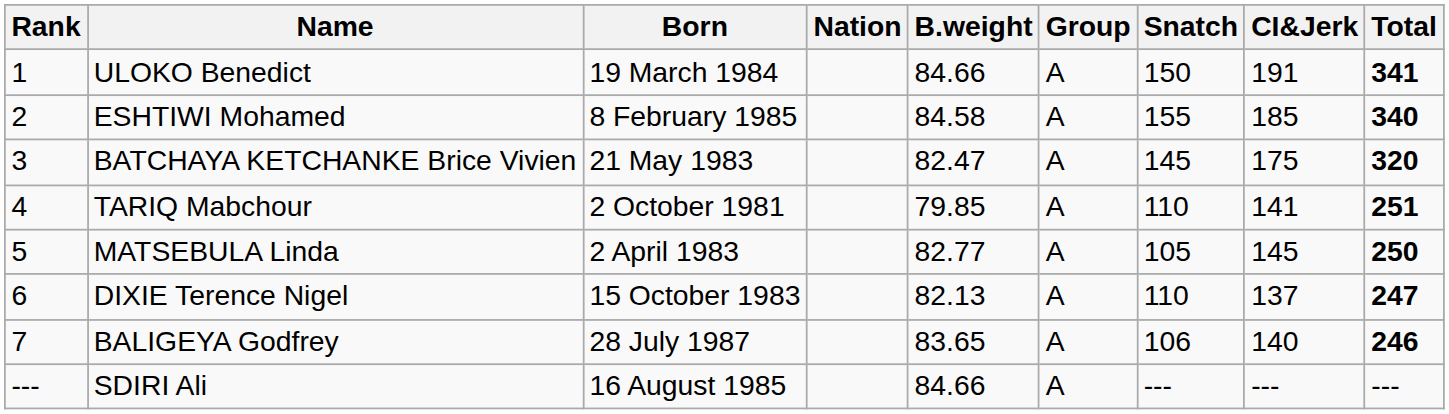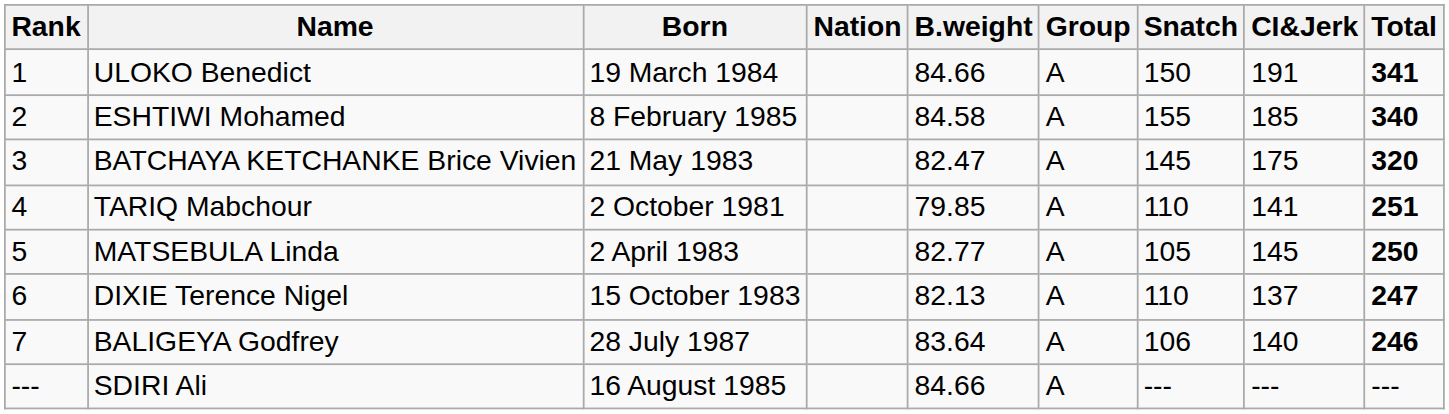(950, 341) 83.65 -> (950, 341) 83.64
